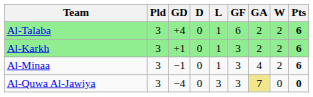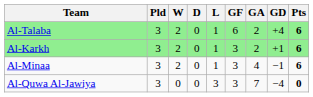columns swapped: (279, 13) <-> (179, 13)
(259, 83) khaki background -> (256, 83) no background
